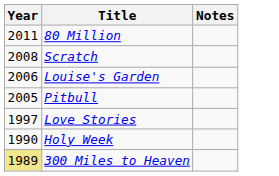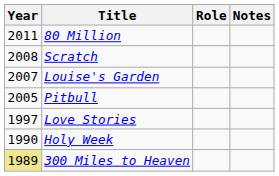+ column: (211, 15)
(23, 77) 2006 -> (23, 77) 2007
